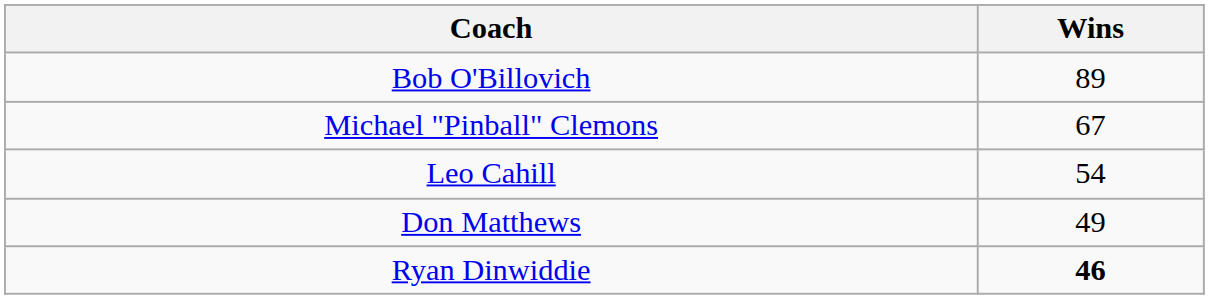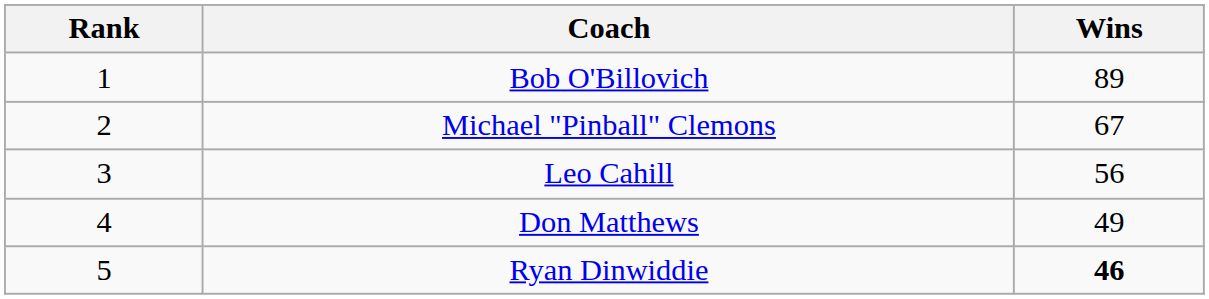+ column: (104, 28)
(1091, 173) 54 -> (1109, 173) 56
